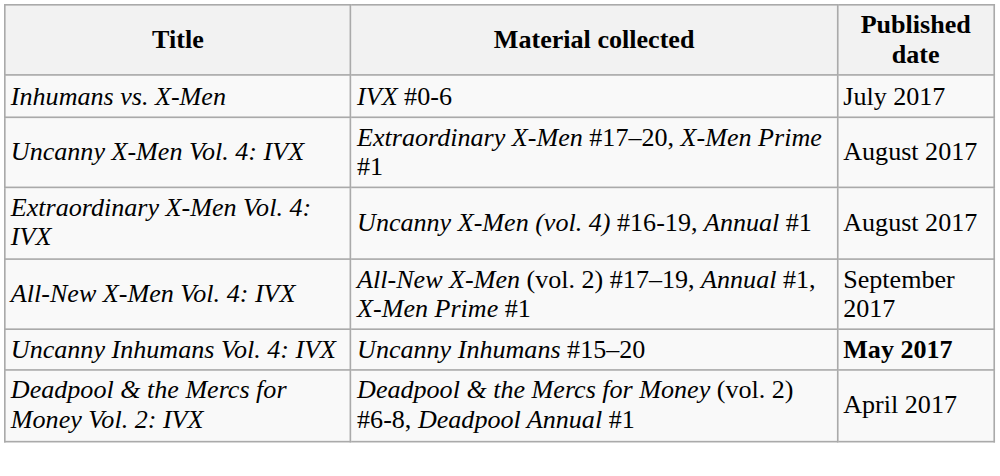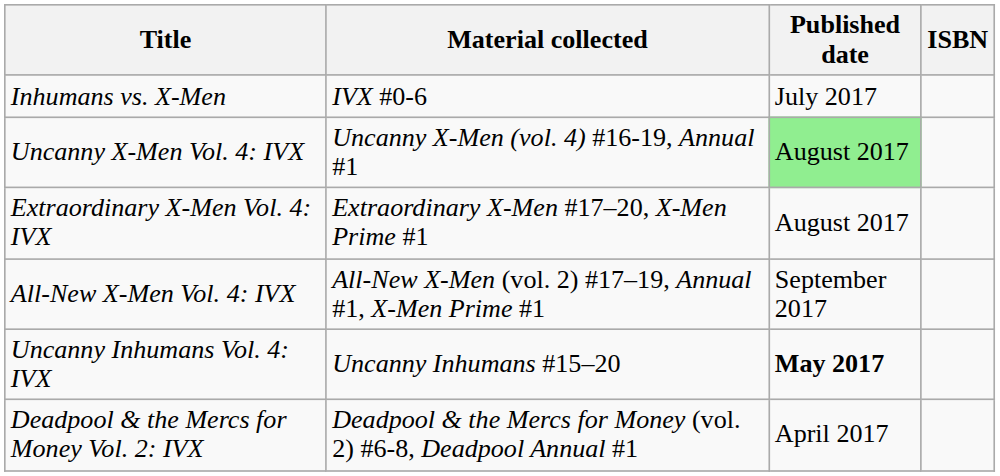+ column: (958, 39)
(589, 151) Extraordinary X-Men #17–20, X-Men Prime #1 -> (543, 151) Uncanny X-Men (vol. 4) #16-19, Annual #1
(910, 151) no background -> (842, 151) lightgreen background
(584, 222) Uncanny X-Men (vol. 4) #16-19, Annual #1 -> (529, 222) Extraordinary X-Men #17–20, X-Men Prime #1
